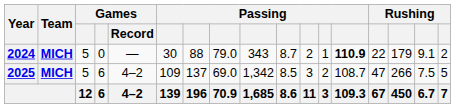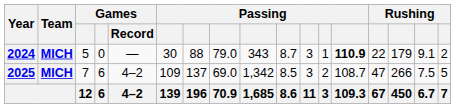(309, 53) 2 -> (309, 53) 3
(85, 73) 5 -> (85, 73) 7
